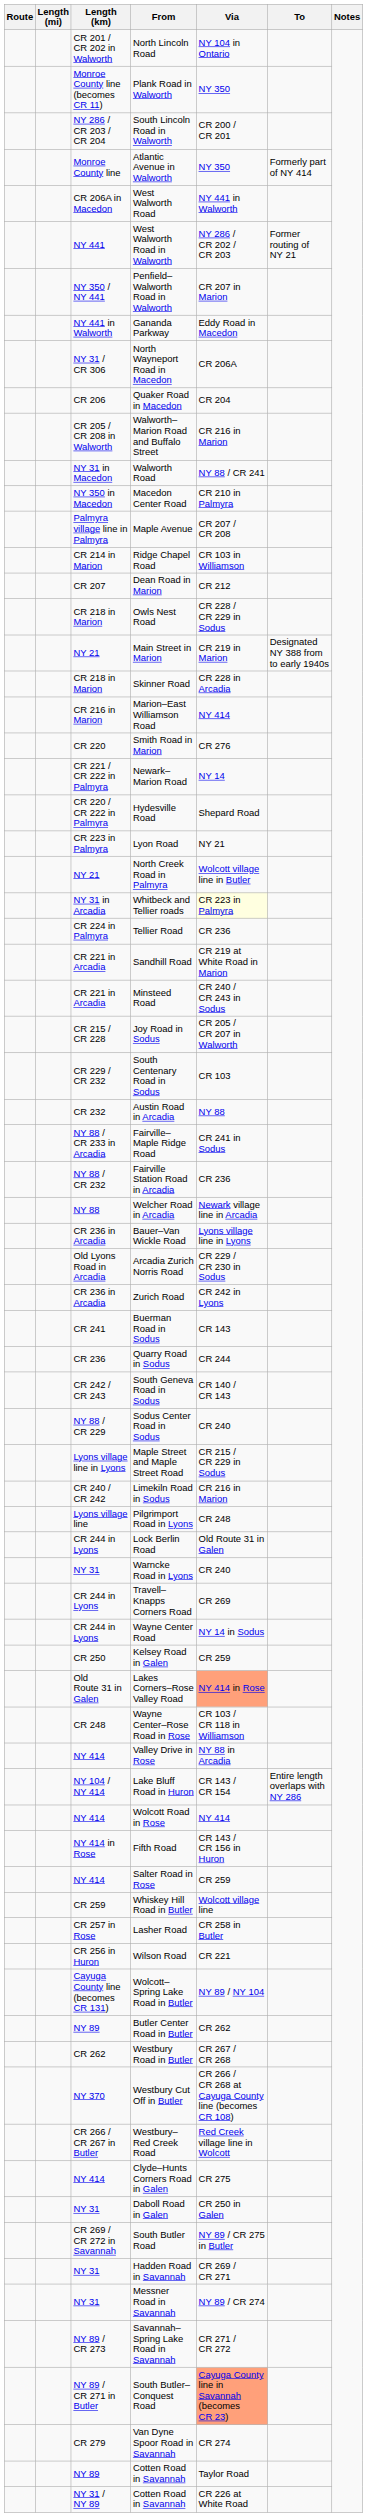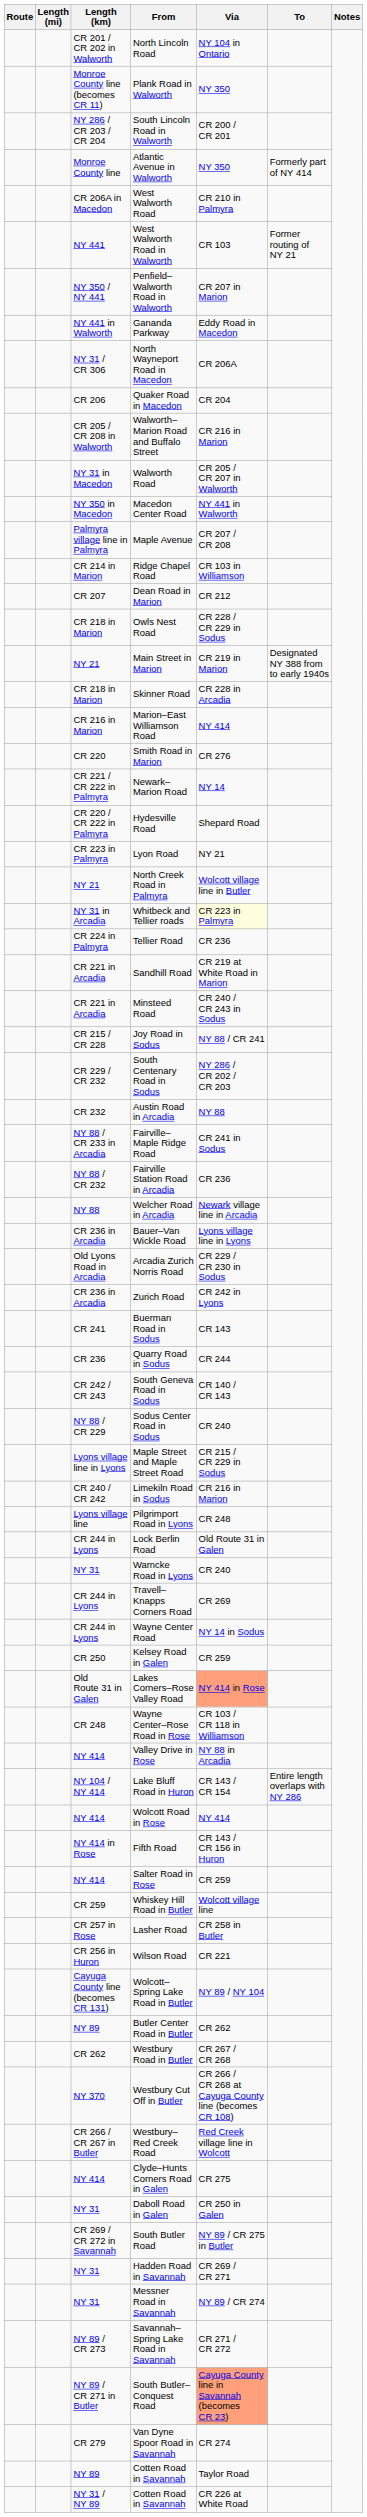(219, 203) NY 441 in Walworth -> (220, 203) CR 210 in Palmyra
(217, 245) NY 286 / CR 202 / CR 203 -> (215, 245) CR 103
(232, 473) NY 88 / CR 241 -> (220, 478) CR 205 / CR 207 in Walworth
(220, 498) CR 210 in Palmyra -> (219, 509) NY 441 in Walworth
(220, 1034) CR 205 / CR 207 in Walworth -> (232, 1039) NY 88 / CR 241
(215, 1076) CR 103 -> (217, 1076) NY 286 / CR 202 / CR 203
